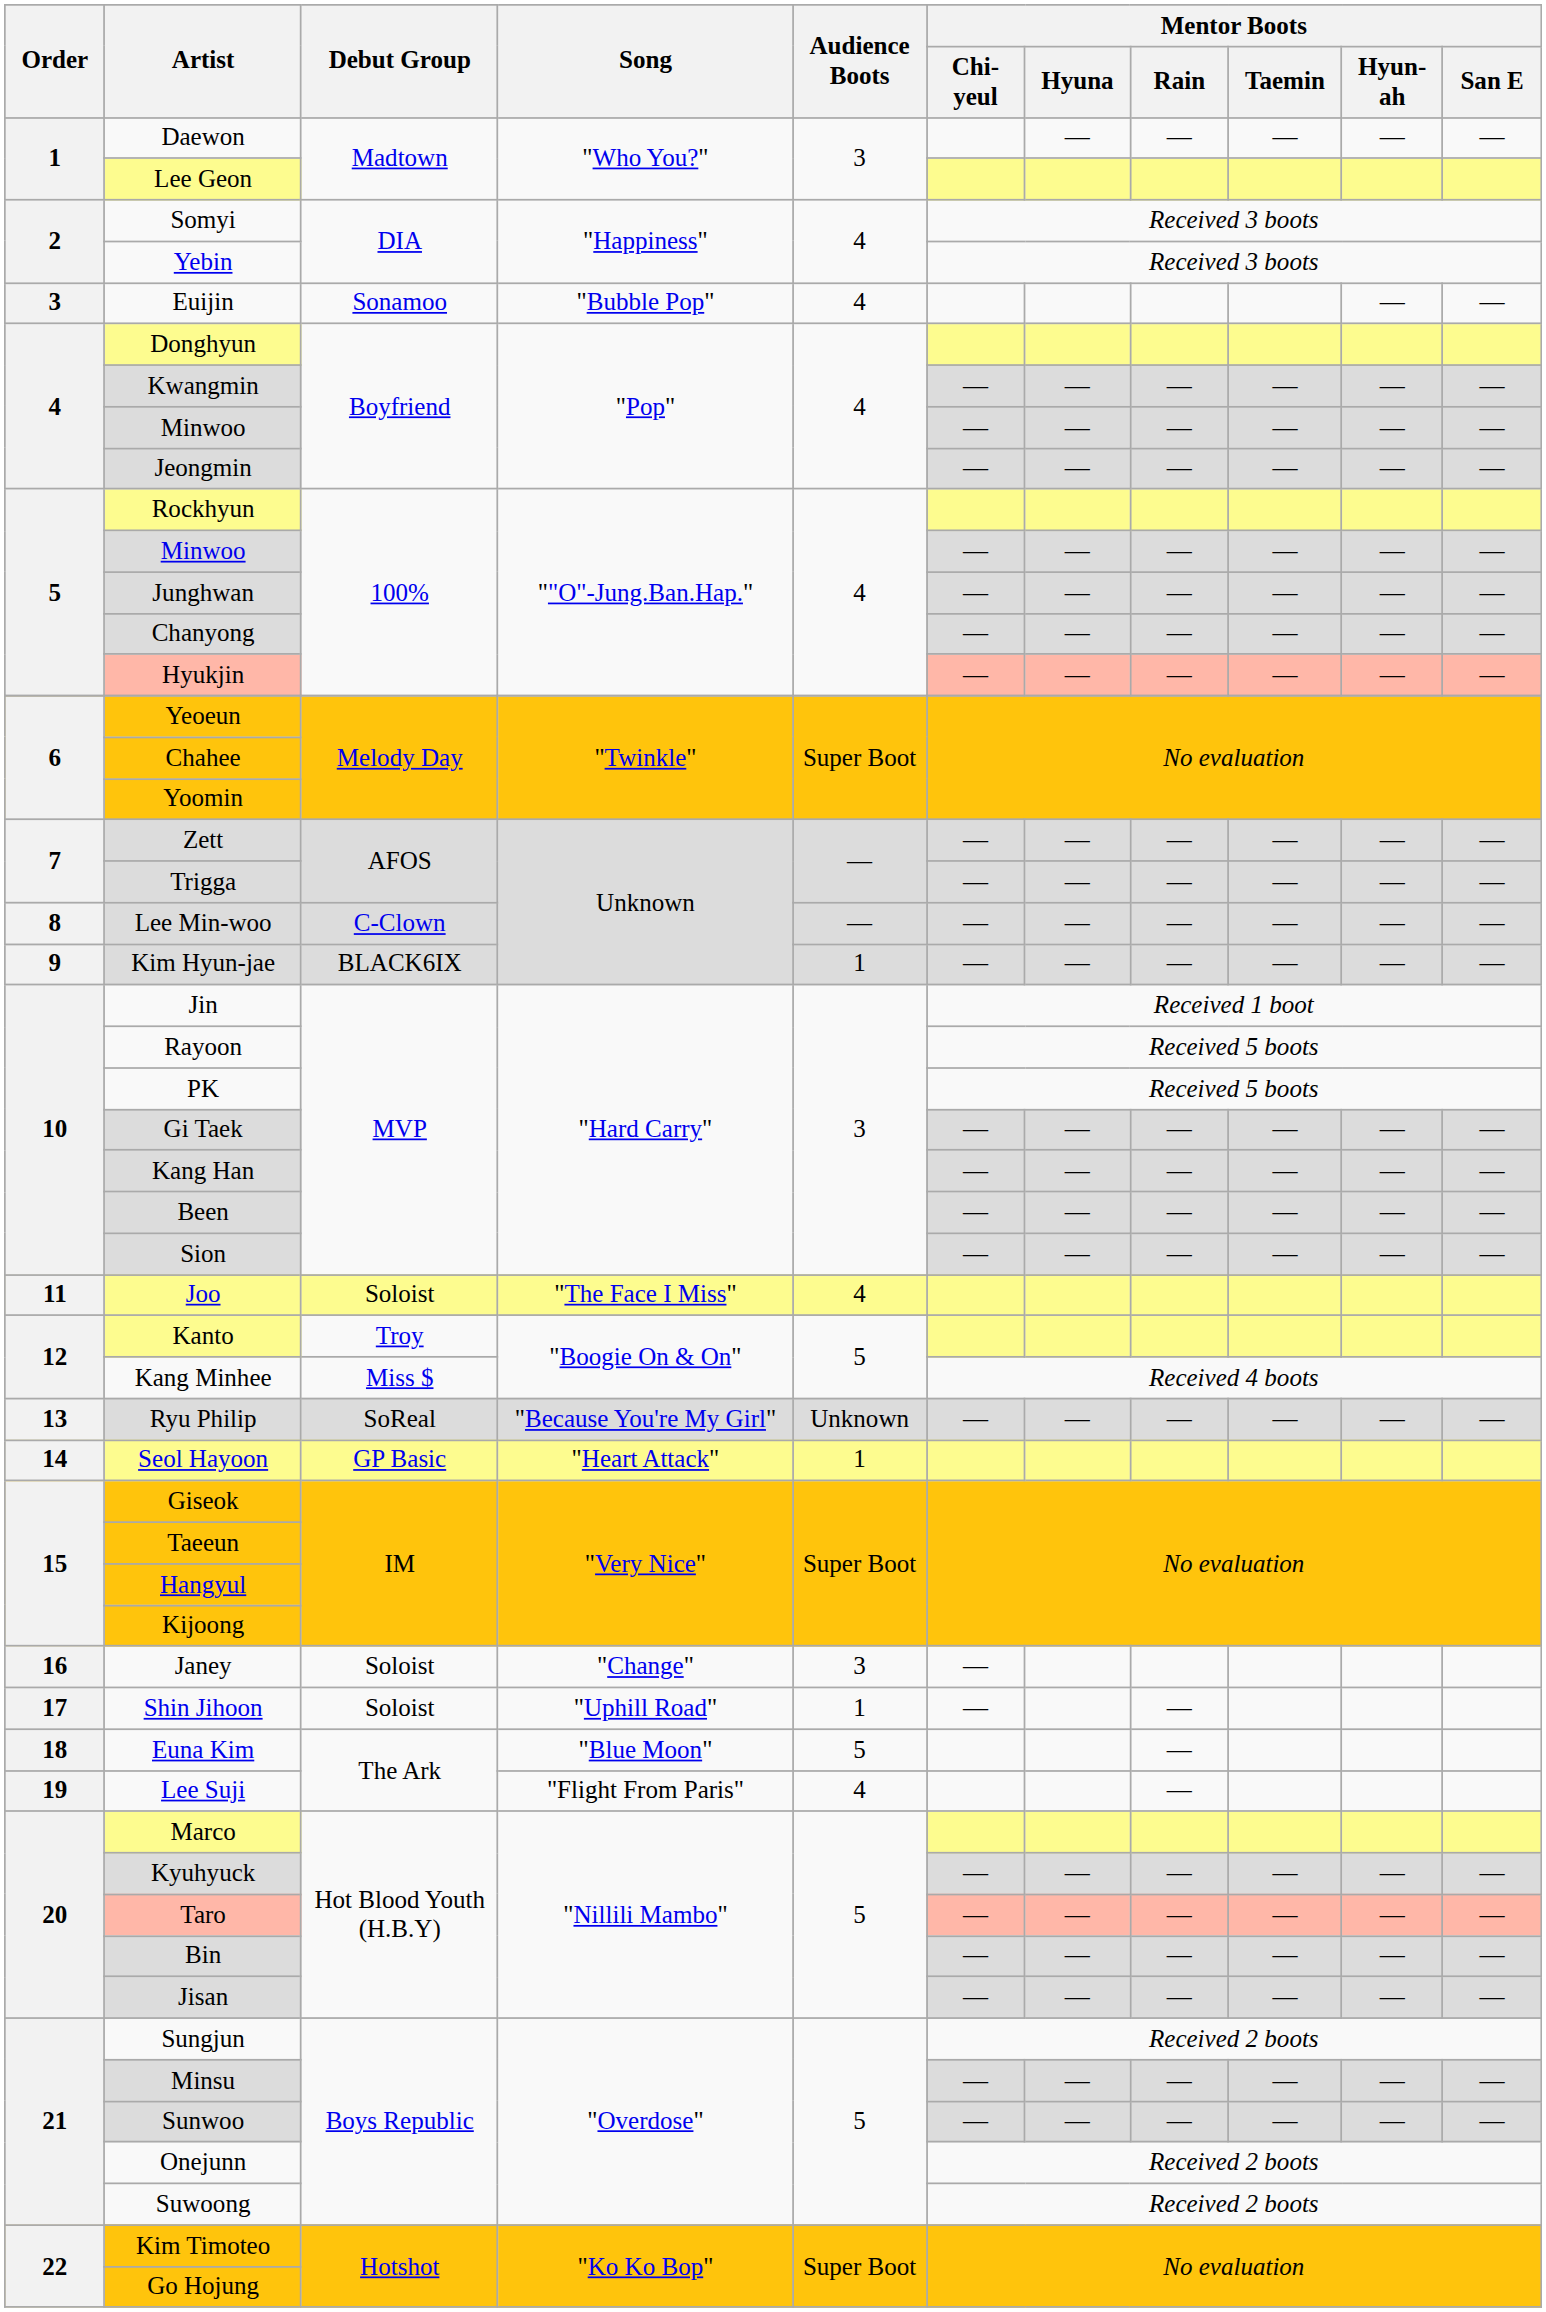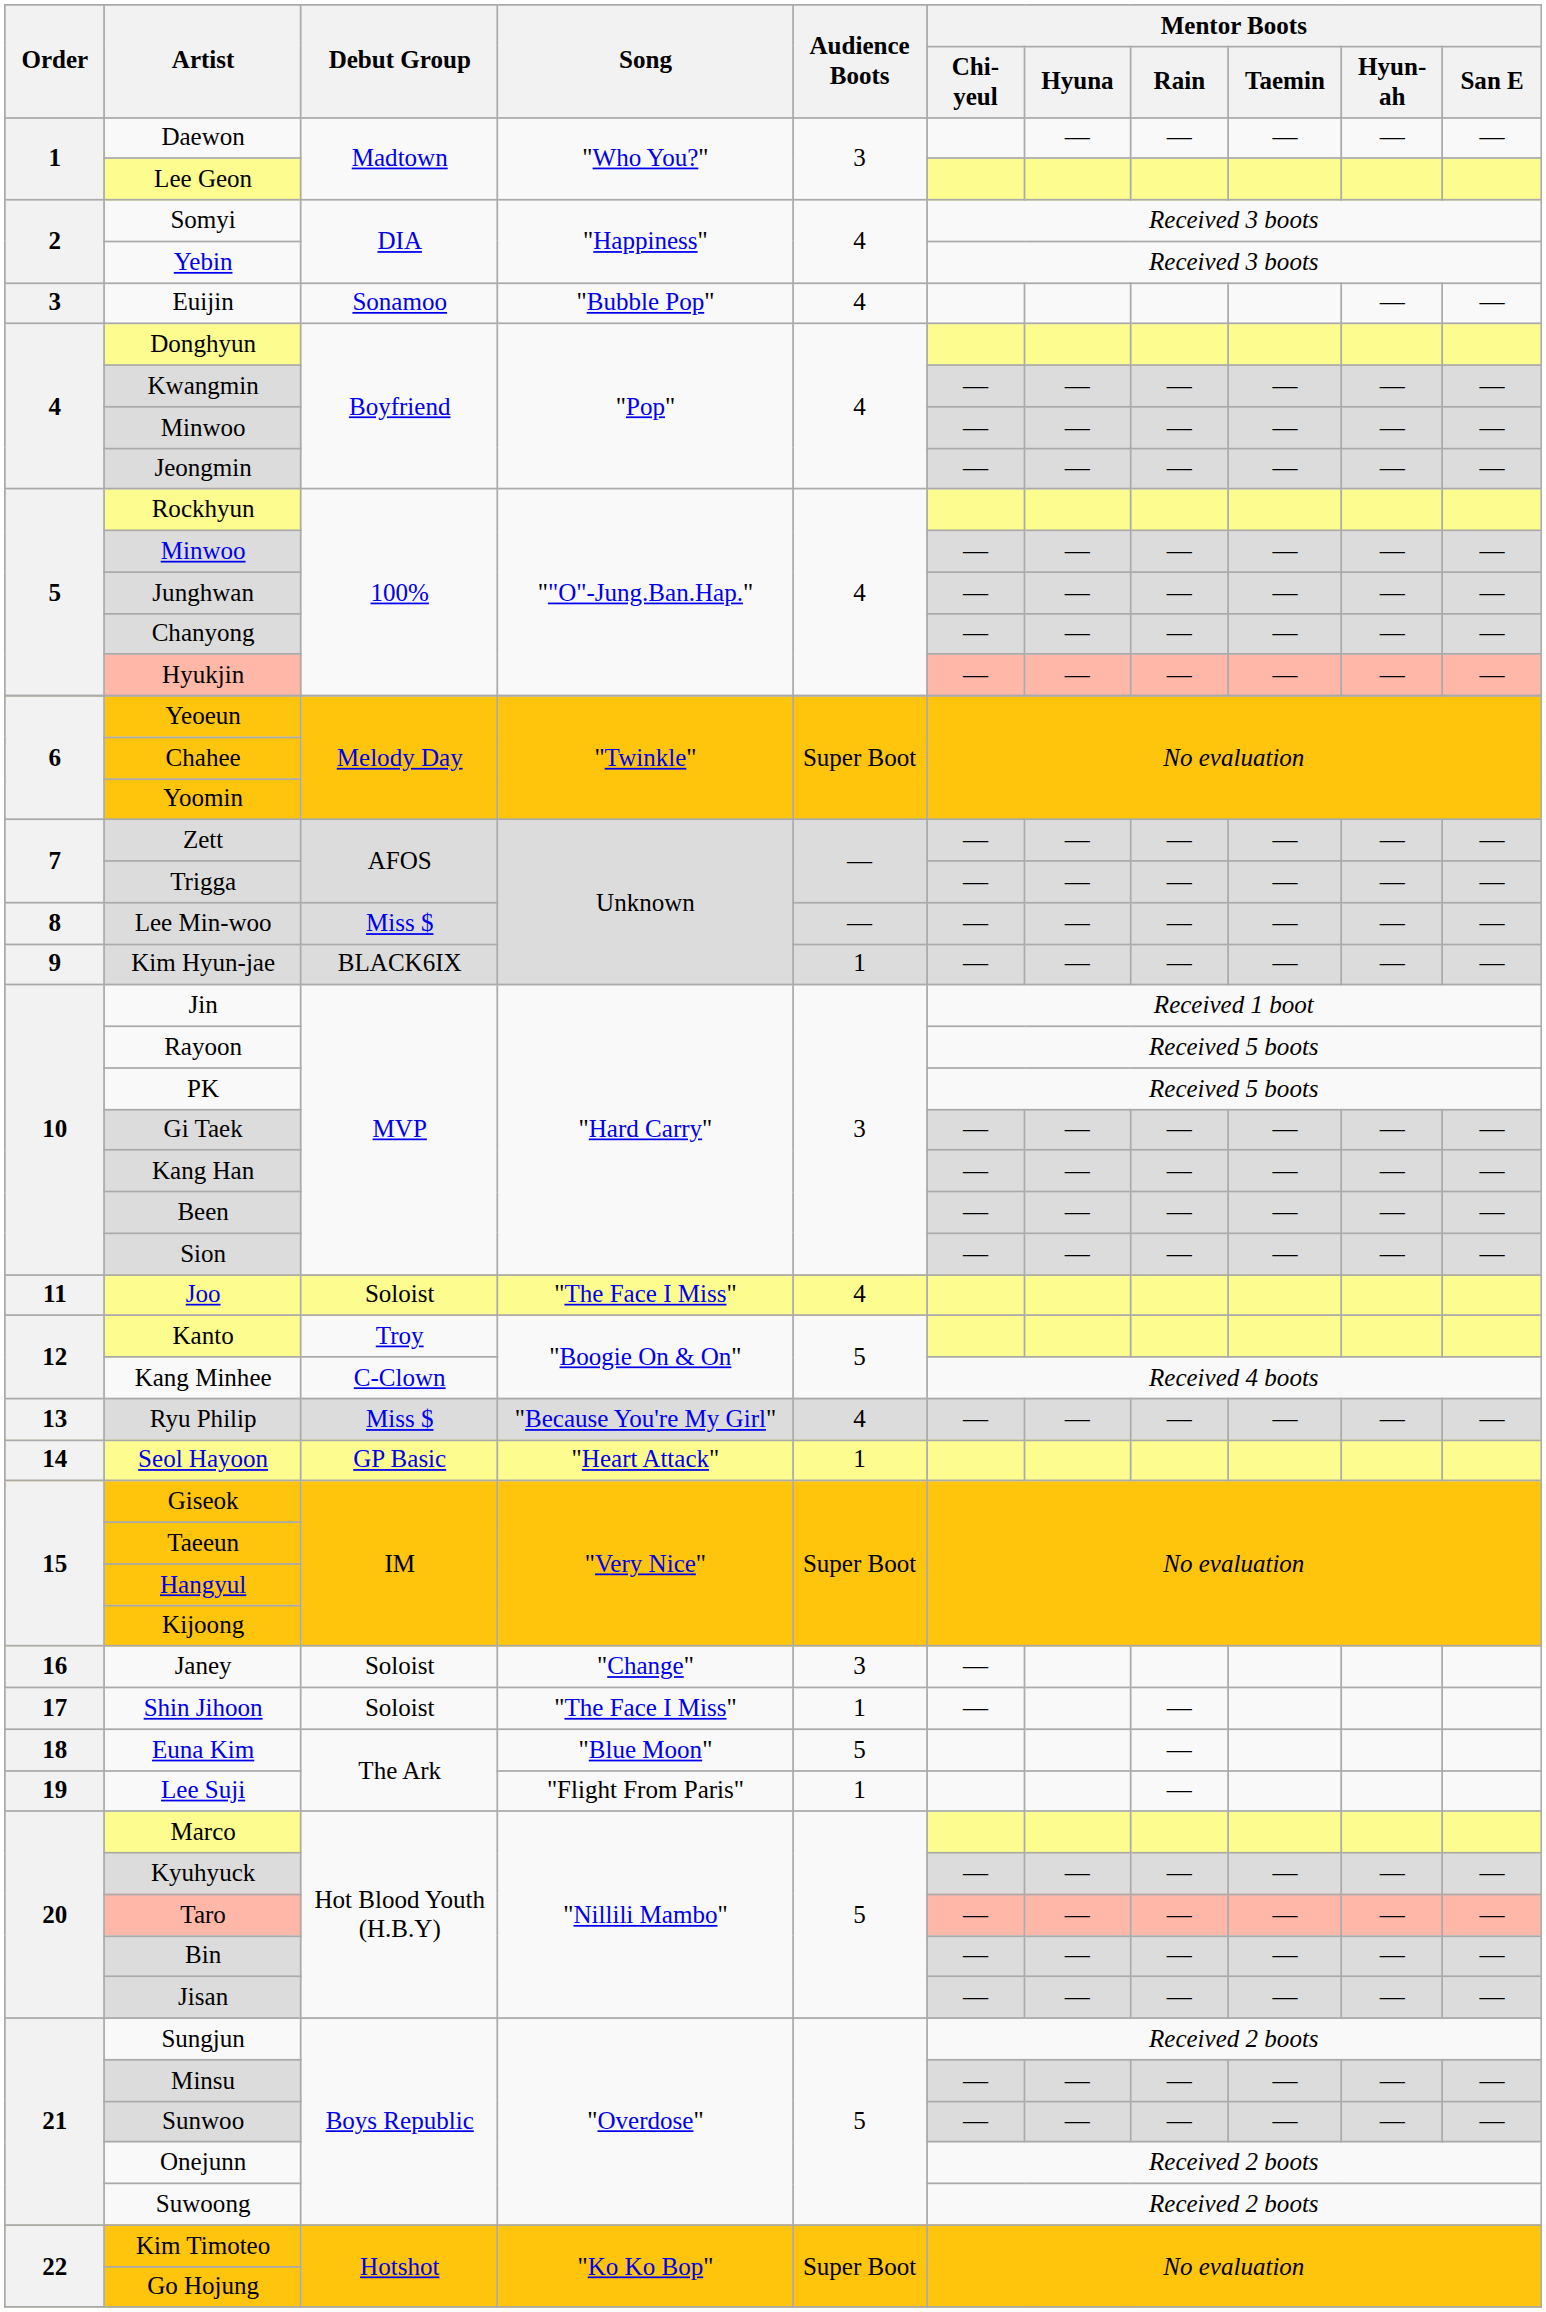(400, 922) C-Clown -> (400, 922) Miss $
(400, 1377) Miss $ -> (400, 1377) C-Clown
(400, 1418) SoReal -> (400, 1418) Miss $
(860, 1418) Unknown -> (860, 1418) 4
(645, 1708) "Uphill Road" -> (645, 1708) "The Face I Miss"
(860, 1790) 4 -> (860, 1790) 1
